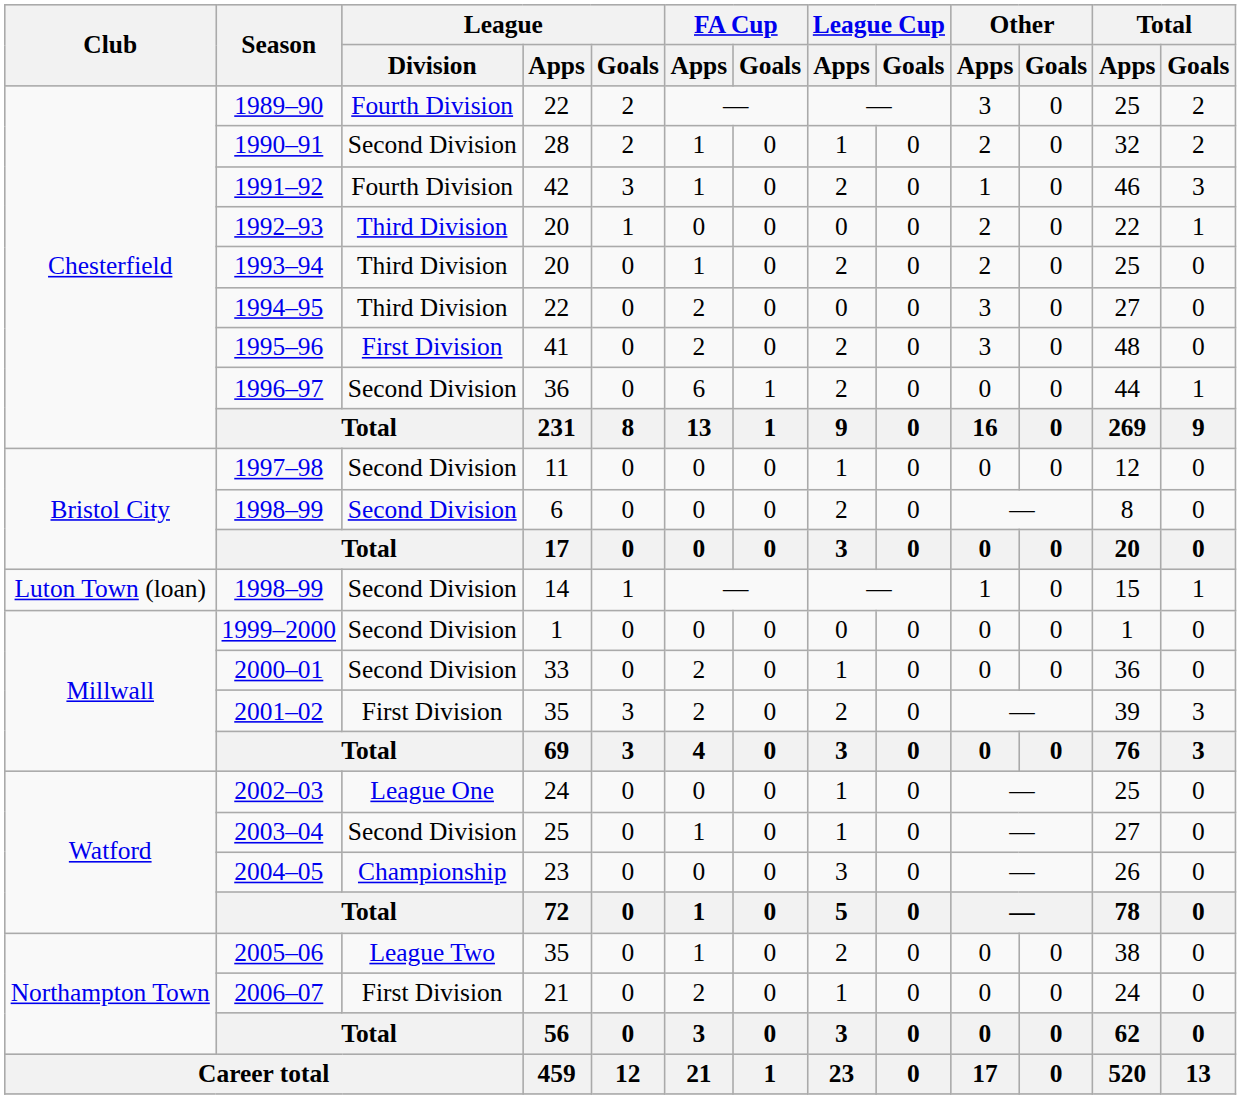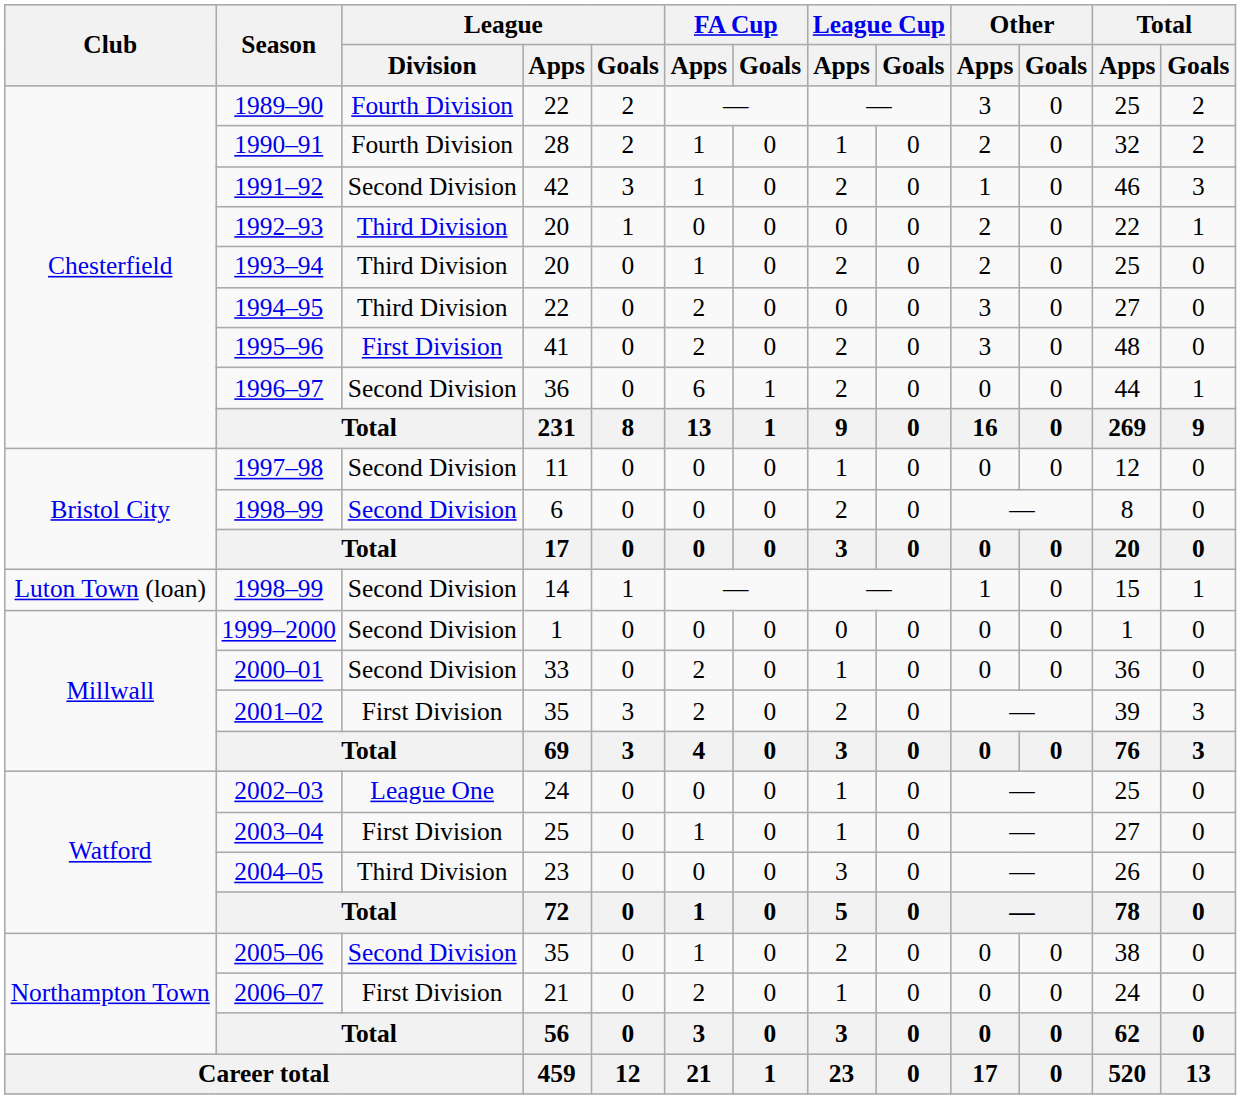(432, 145) Second Division -> (432, 145) Fourth Division
(432, 186) Fourth Division -> (432, 186) Second Division
(432, 831) Second Division -> (432, 831) First Division
(432, 871) Championship -> (432, 871) Third Division
(432, 952) League Two -> (432, 952) Second Division
